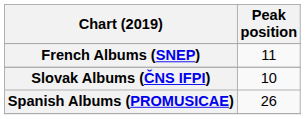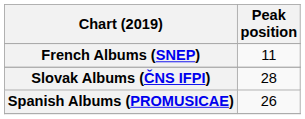(269, 78) 10 -> (269, 78) 28
